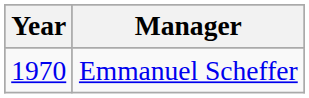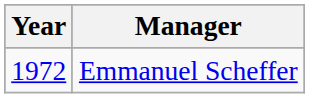(39, 69) 1970 -> (39, 69) 1972
